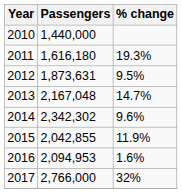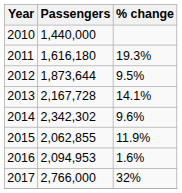(68, 76) 1,873,631 -> (68, 76) 1,873,644
(68, 96) 2,167,048 -> (68, 96) 2,167,728
(134, 96) 14.7% -> (134, 96) 14.1%
(68, 137) 2,042,855 -> (68, 137) 2,062,855
